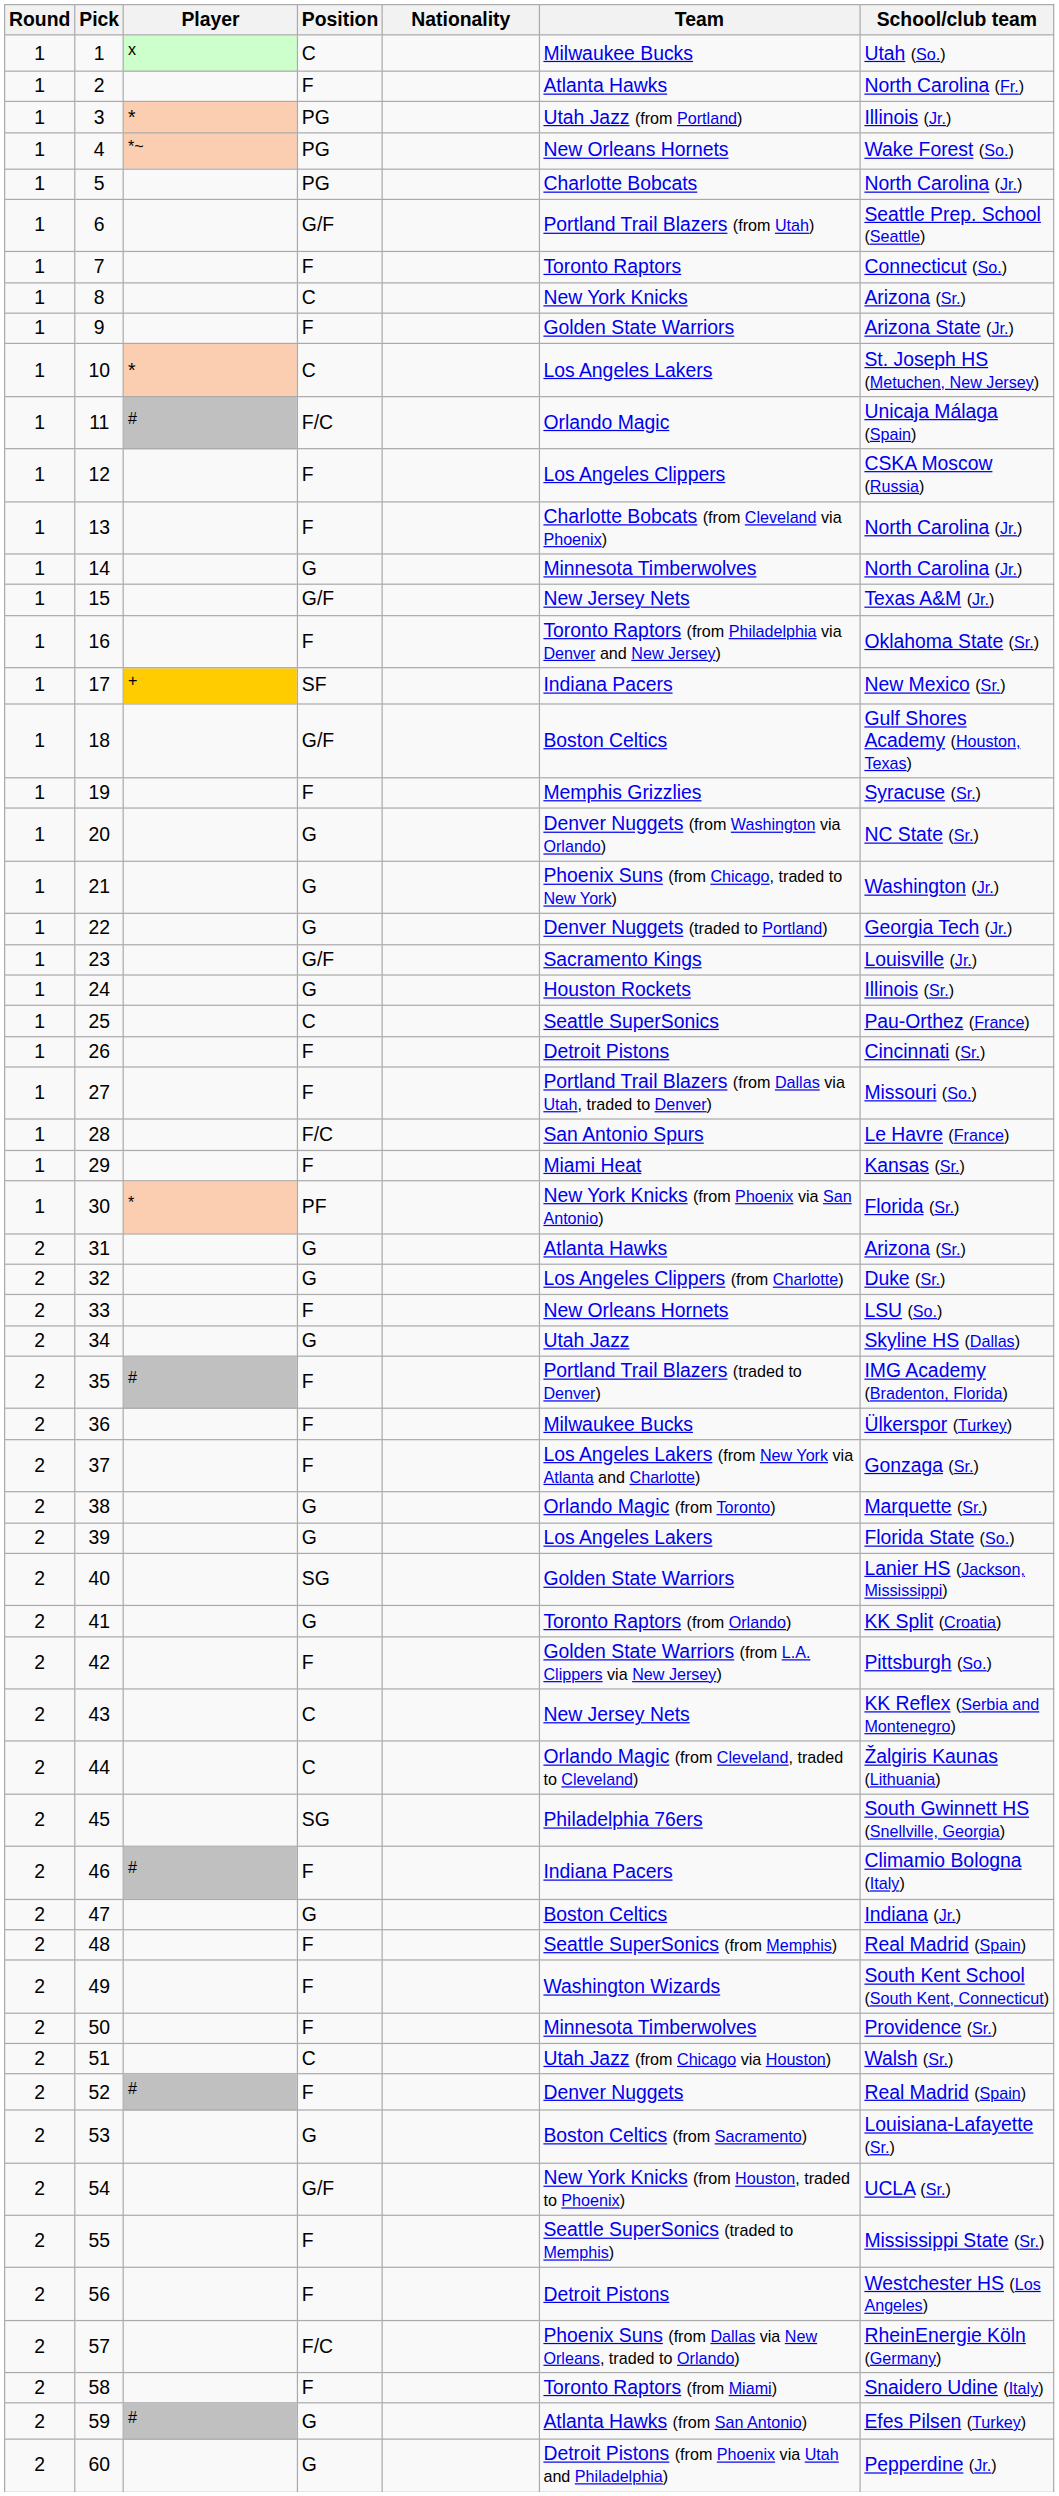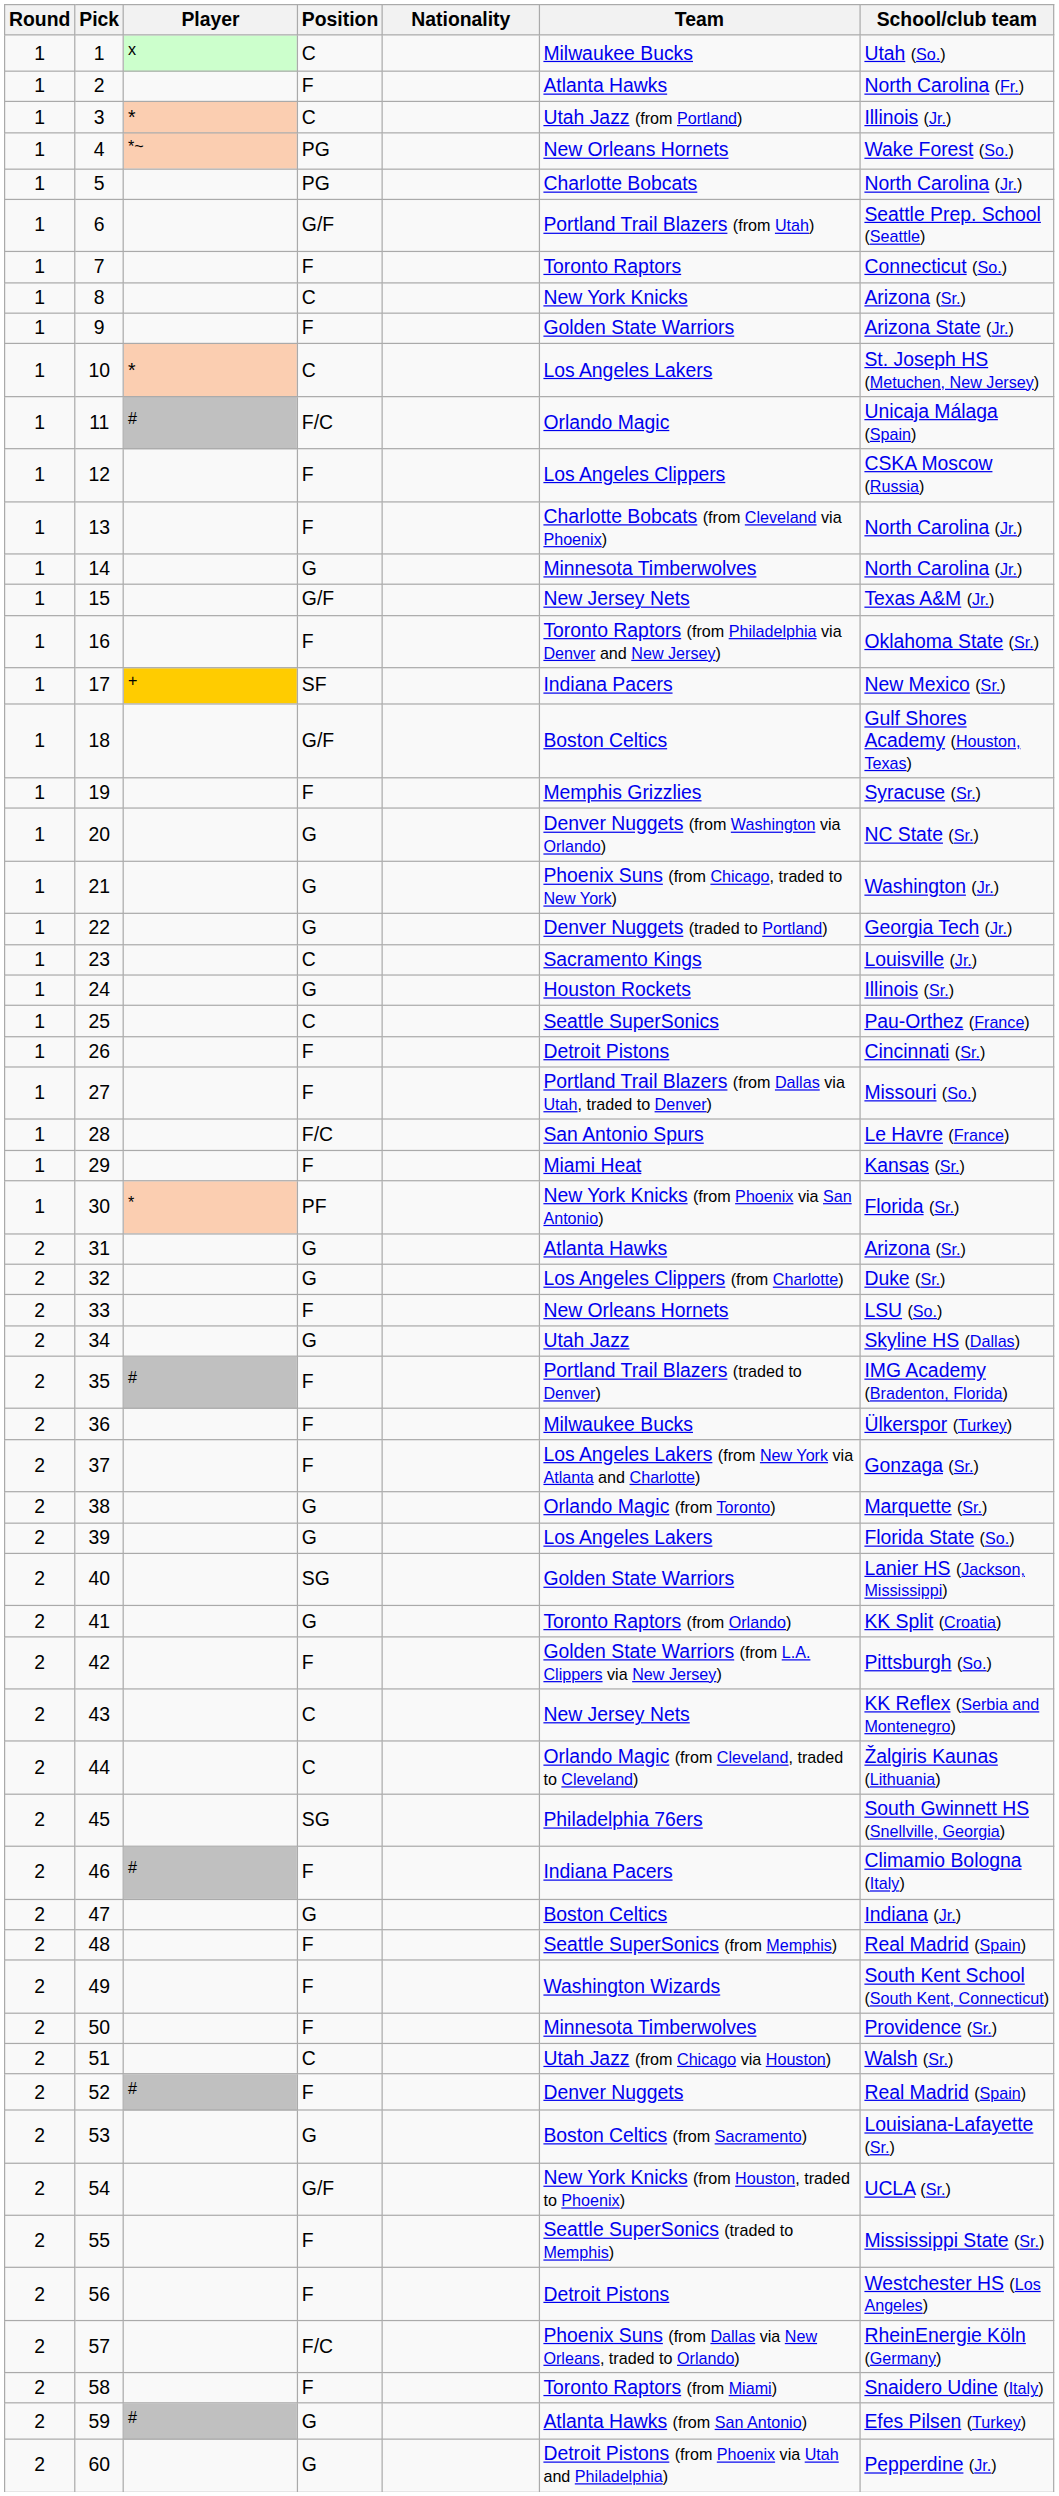(316, 117) PG -> (309, 117) C
(318, 959) G/F -> (309, 959) C
